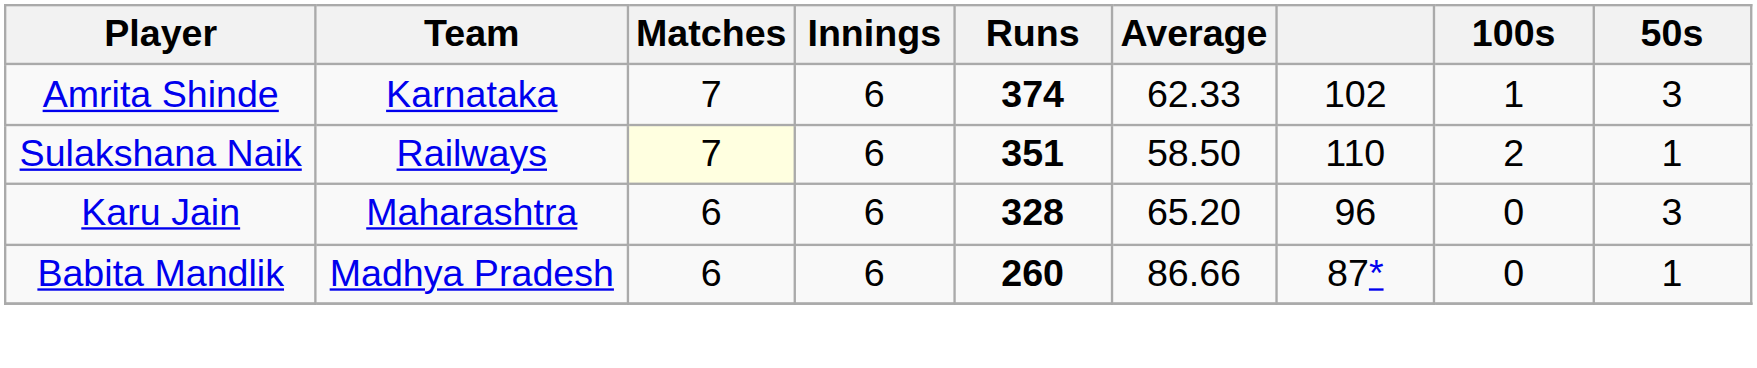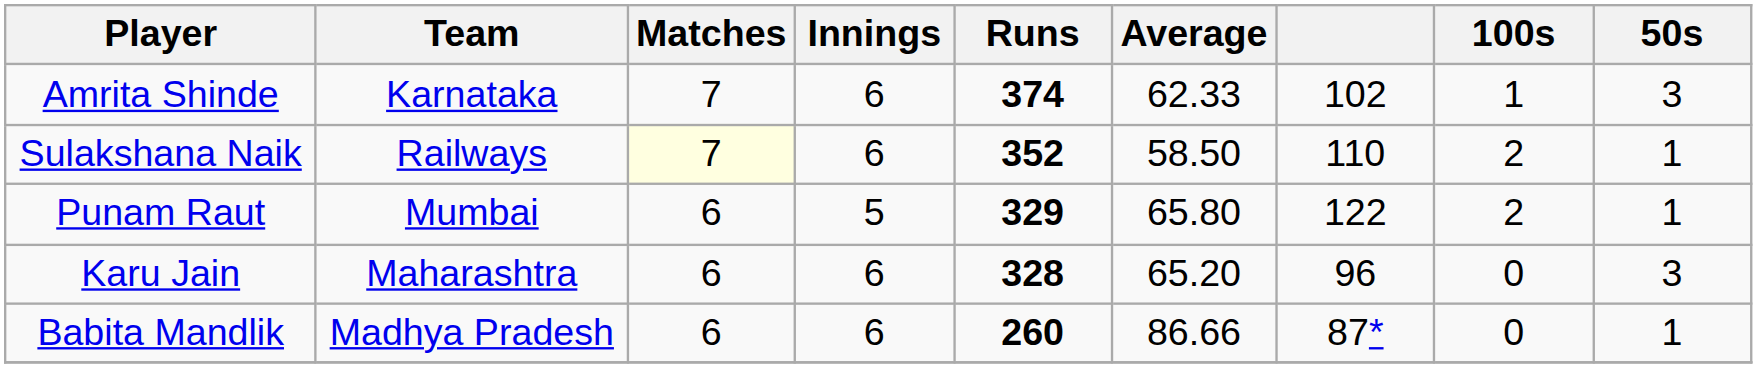(1033, 153) 351 -> (1033, 153) 352
+ row: (161, 213)
